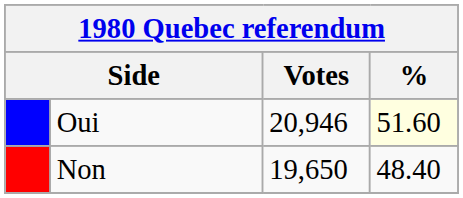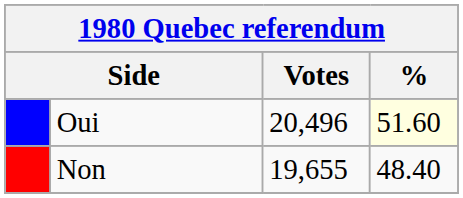(309, 122) 20,946 -> (309, 122) 20,496
(309, 169) 19,650 -> (309, 169) 19,655
